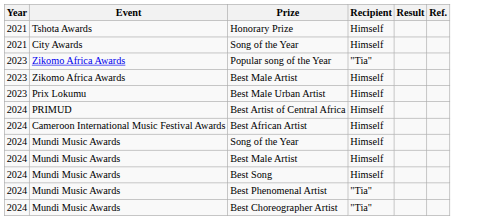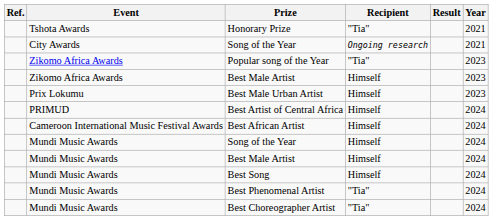columns swapped: (17, 12) <-> (438, 12)
(367, 28) Himself -> (359, 28) "Tia"
(367, 45) Himself -> (388, 45) Ongoing research
